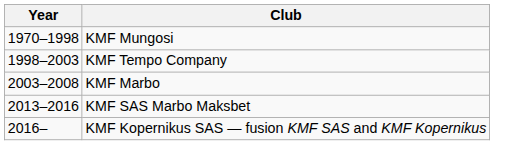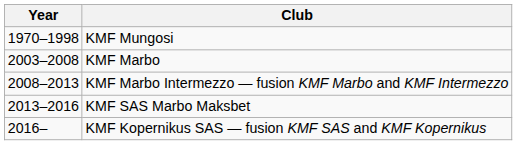- row: (156, 60)
+ row: (297, 83)
